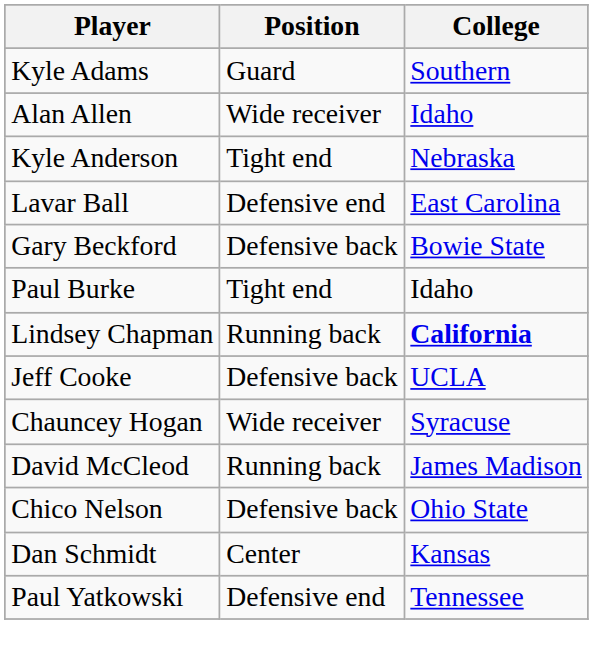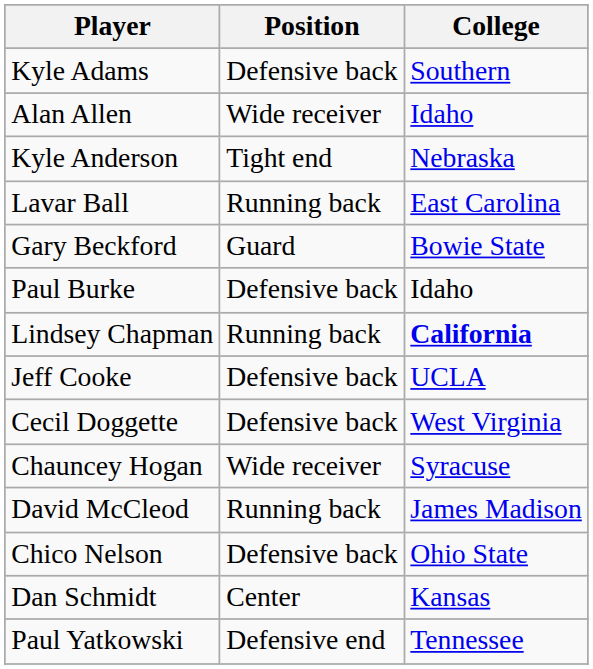(261, 70) Guard -> (312, 70) Defensive back
(306, 202) Defensive end -> (303, 202) Running back
(312, 245) Defensive back -> (261, 245) Guard
(279, 289) Tight end -> (312, 289) Defensive back
+ row: (95, 421)
